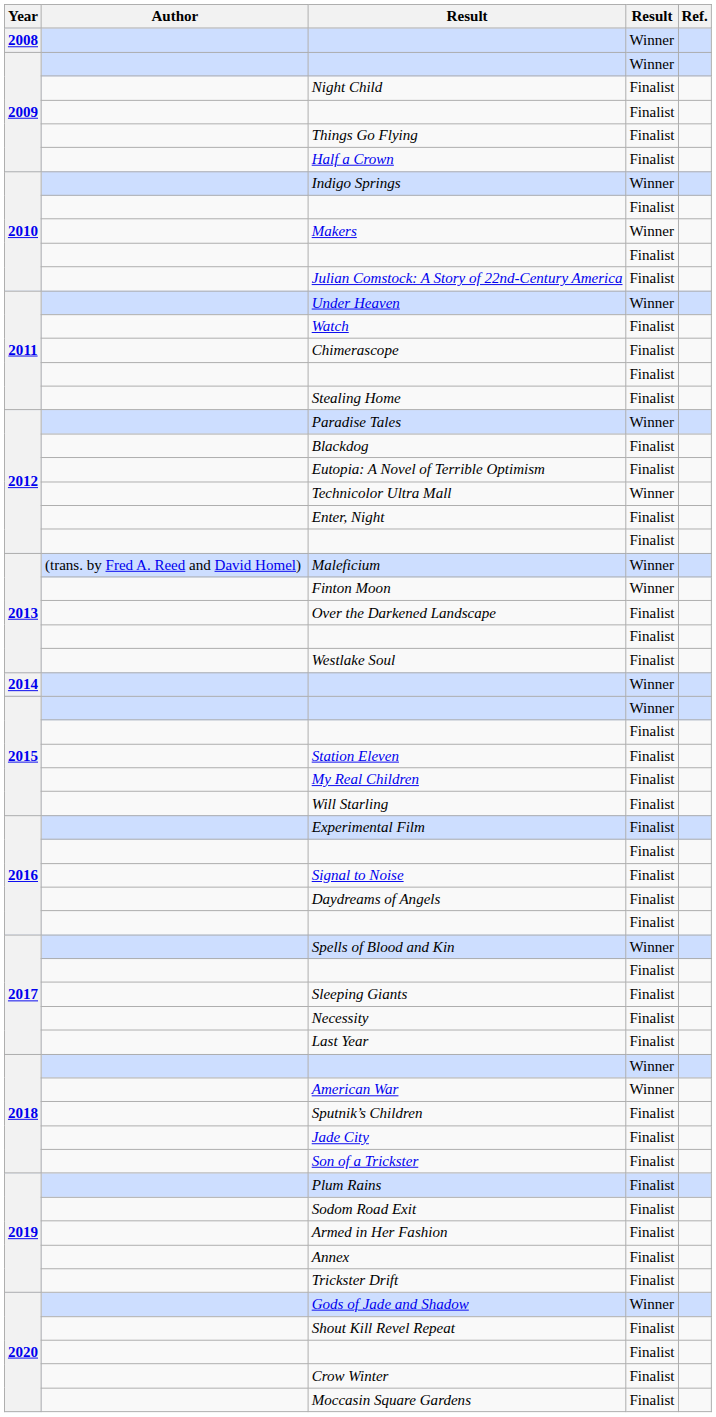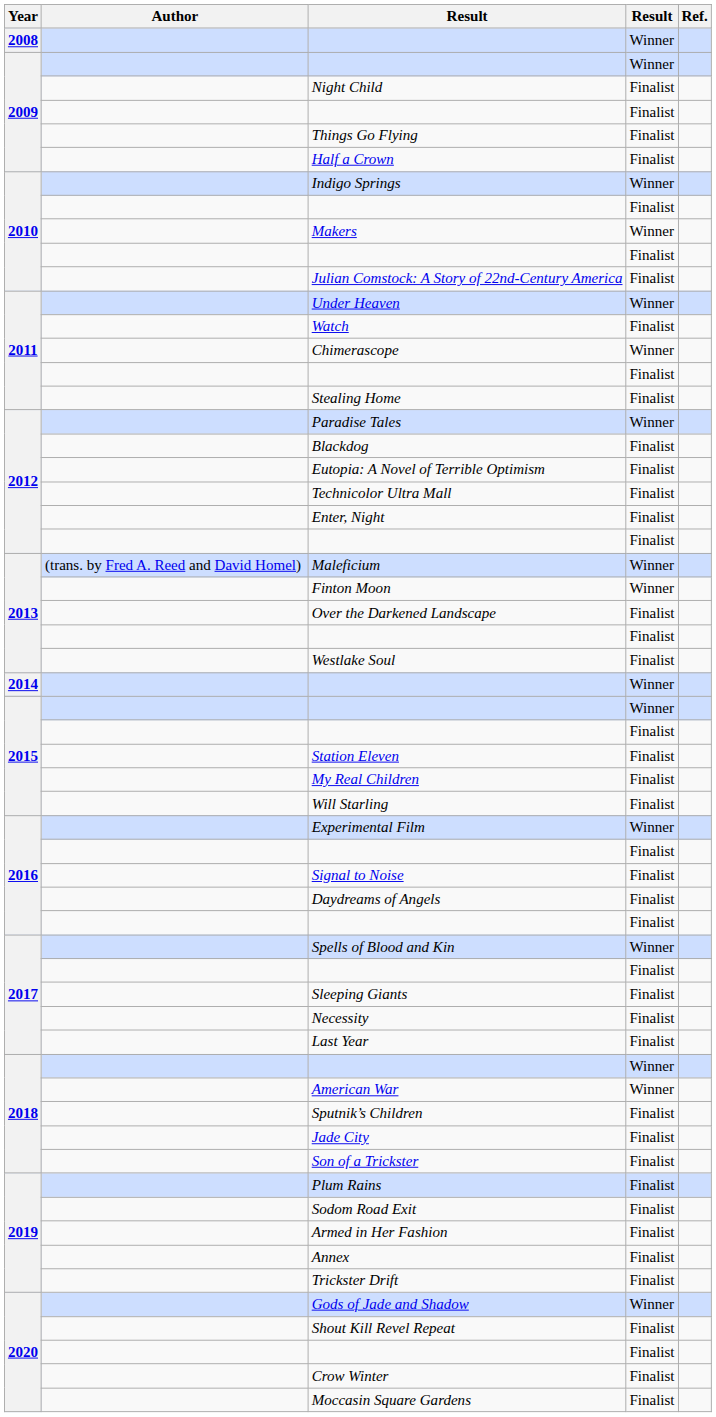(652, 350) Finalist -> (652, 350) Winner
(652, 493) Winner -> (652, 493) Finalist
(652, 827) Finalist -> (652, 827) Winner
